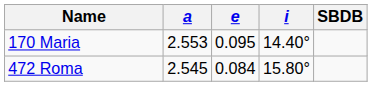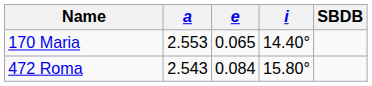(235, 42) 0.095 -> (235, 42) 0.065
(187, 68) 2.545 -> (187, 68) 2.543
